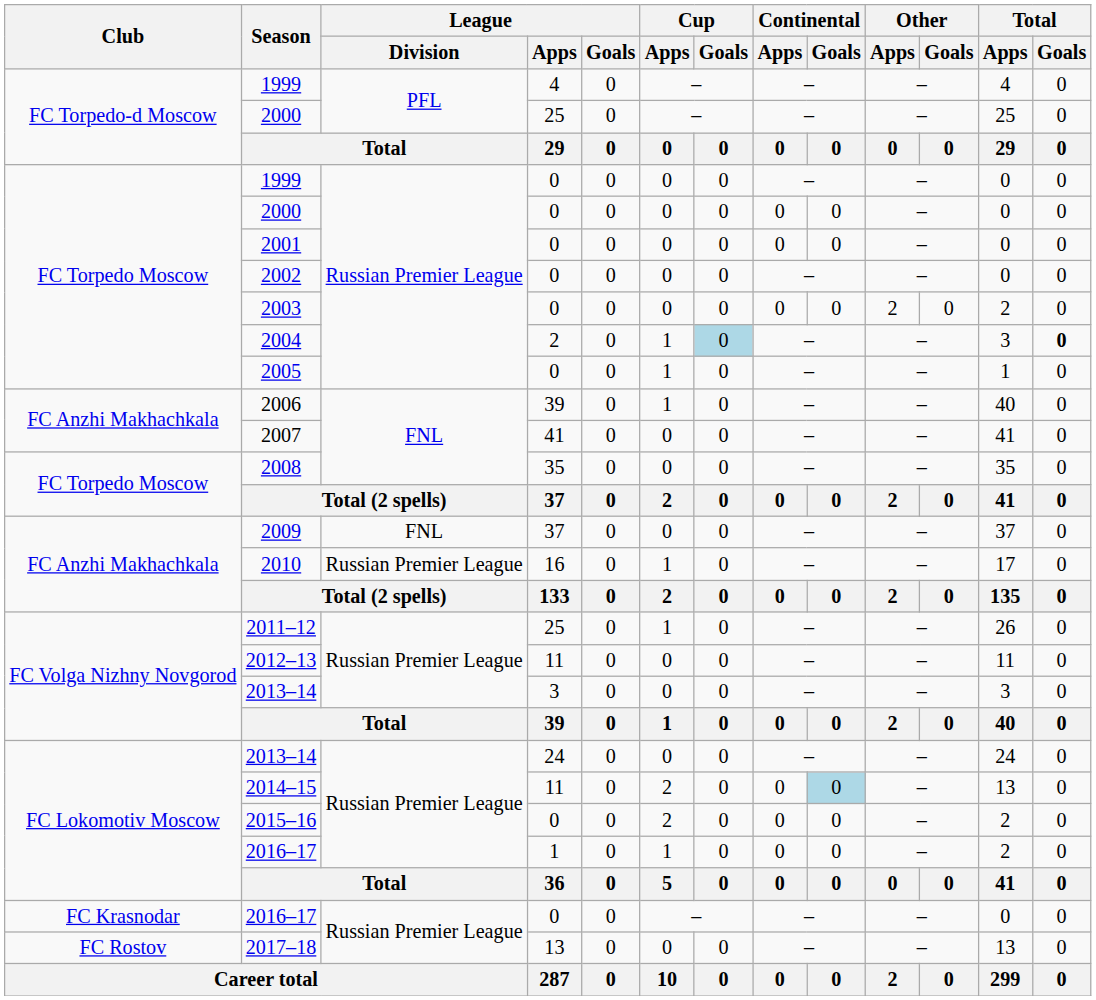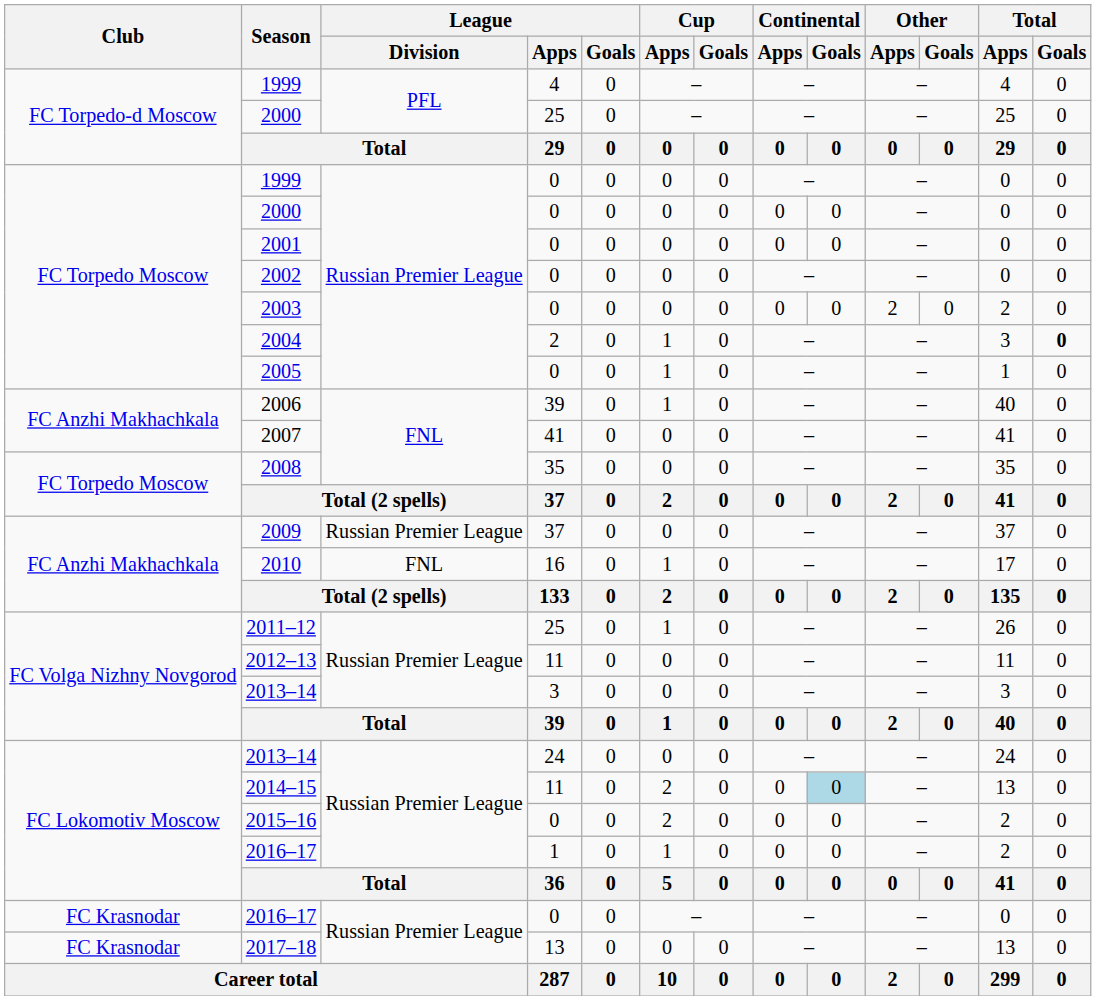(723, 340) lightblue background -> (723, 340) no background
(424, 532) FNL -> (424, 532) Russian Premier League
(424, 564) Russian Premier League -> (424, 564) FNL
(123, 947) FC Rostov -> (123, 947) FC Krasnodar
